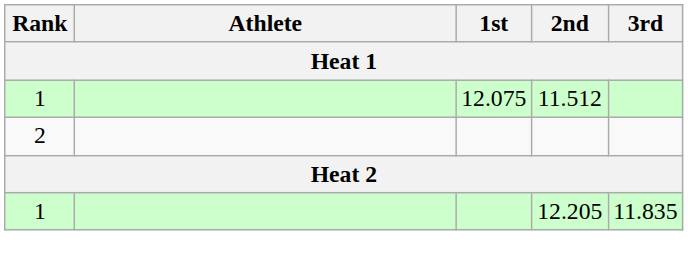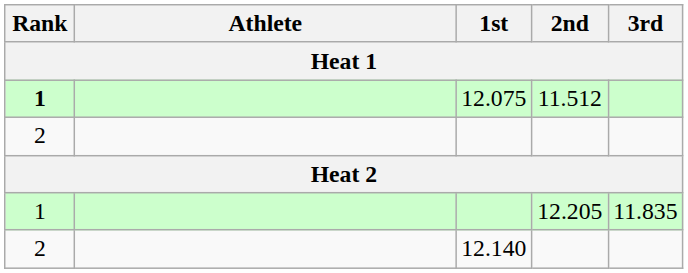(40, 98) normal -> (40, 98) bold
+ row: (494, 248)
